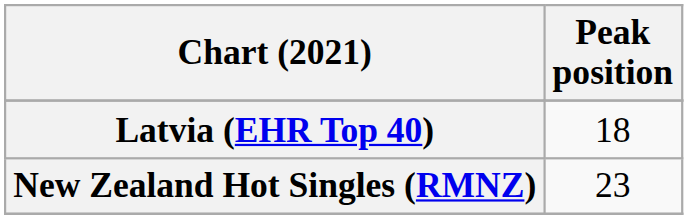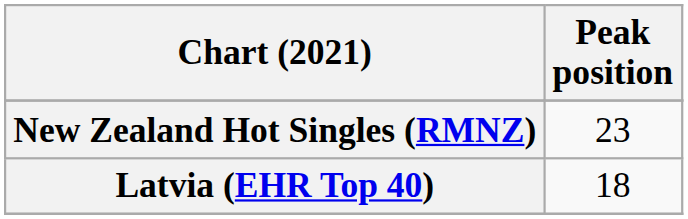rows swapped: (275, 128) <-> (275, 185)
